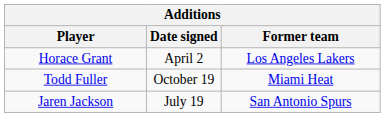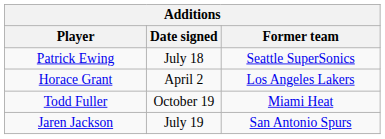+ row: (76, 58)
